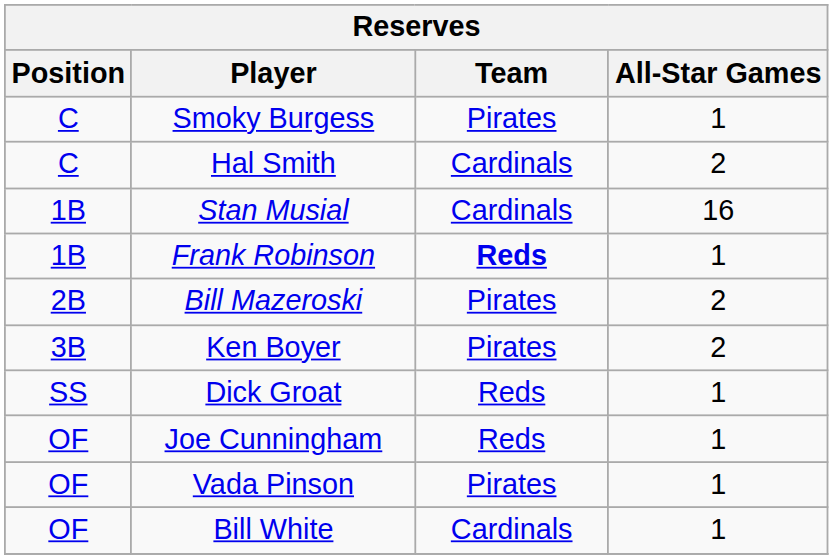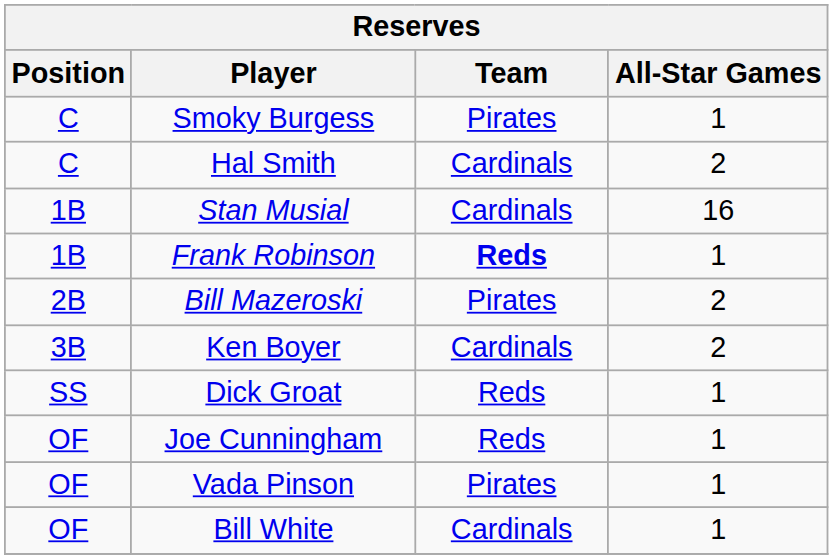(512, 347) Pirates -> (512, 347) Cardinals
